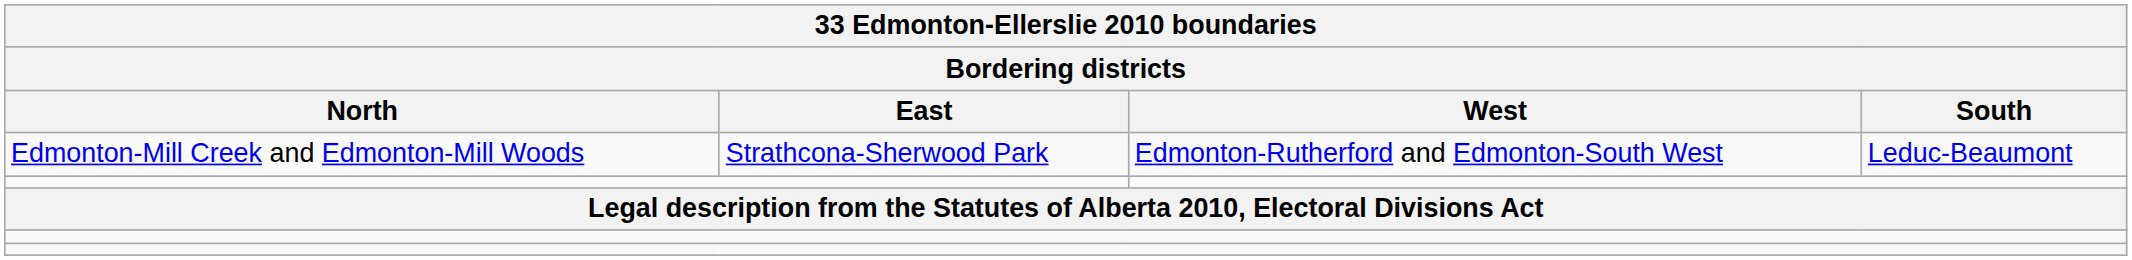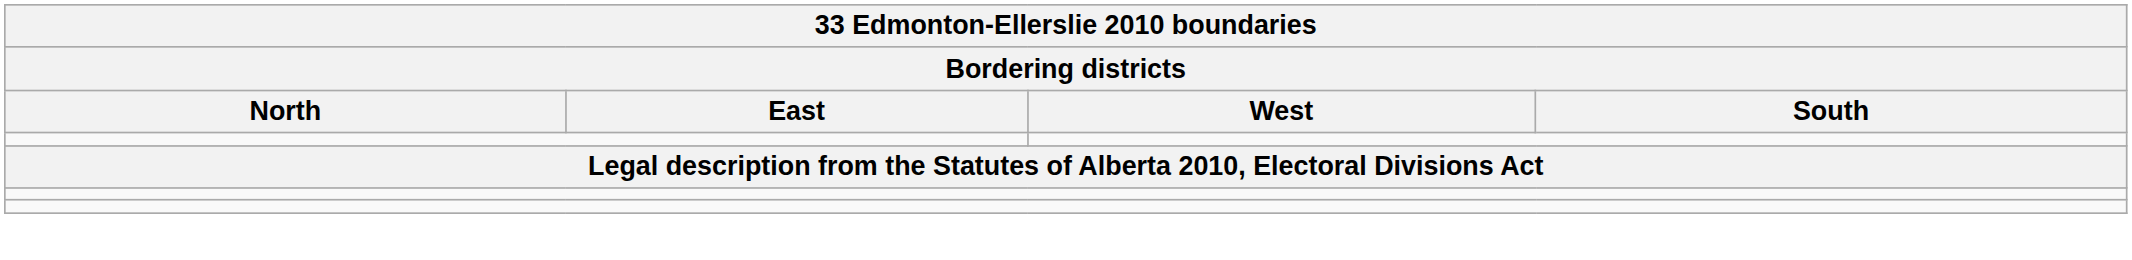- row: (298, 153)
